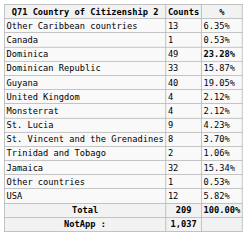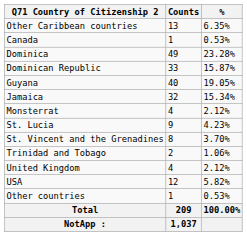(219, 54) bold -> (219, 54) normal
rows swapped: (25, 168) <-> (43, 97)
rows swapped: (14, 196) <-> (46, 182)
